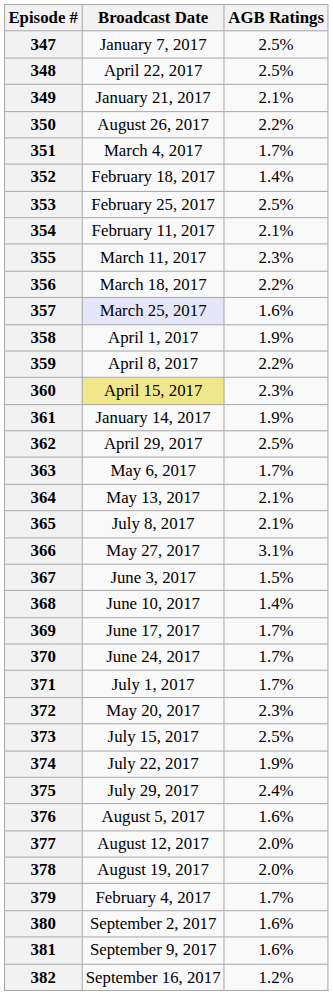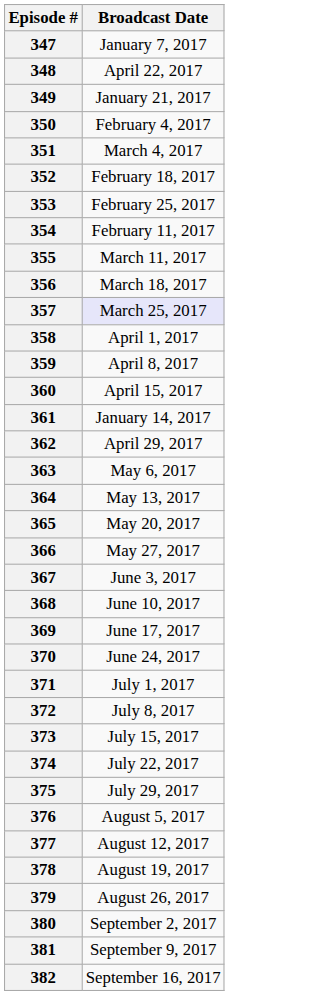- column: (276, 17)
(153, 124) August 26, 2017 -> (153, 124) February 4, 2017
(153, 390) khaki background -> (153, 390) no background
(153, 524) July 8, 2017 -> (153, 524) May 20, 2017
(153, 710) May 20, 2017 -> (153, 710) July 8, 2017
(153, 897) February 4, 2017 -> (153, 897) August 26, 2017
